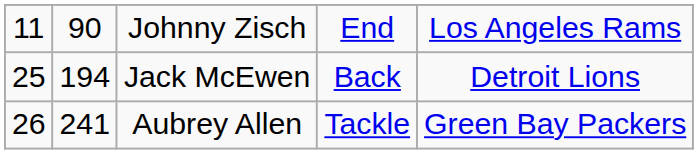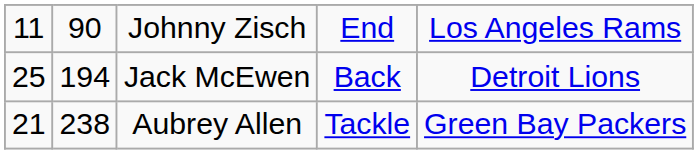(29, 124) 26 -> (29, 124) 21
(85, 124) 241 -> (85, 124) 238
